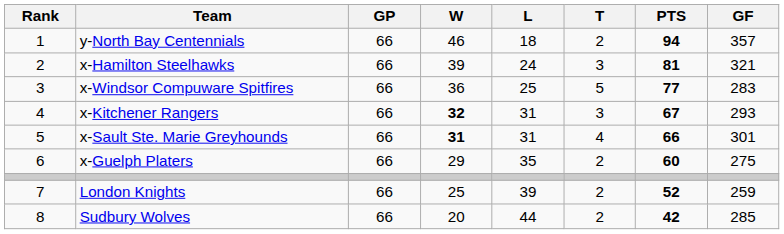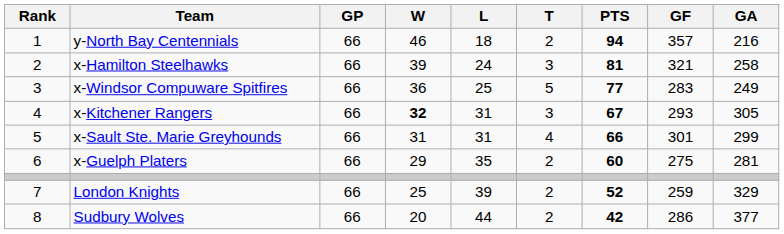+ column: (746, 16)
(456, 137) bold -> (418, 137) normal
(743, 216) 285 -> (680, 216) 286
